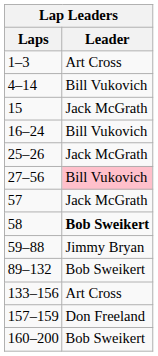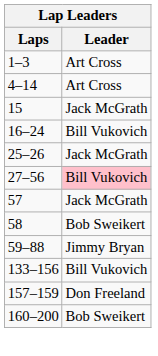(106, 85) Bill Vukovich -> (94, 85) Art Cross
(107, 223) bold -> (105, 223) normal
- row: (30, 270)
(94, 293) Art Cross -> (106, 270) Bill Vukovich
